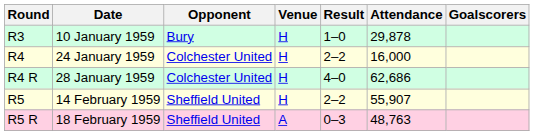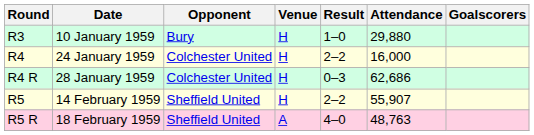(391, 36) 29,878 -> (391, 36) 29,880
(335, 78) 4–0 -> (335, 78) 0–3
(335, 120) 0–3 -> (335, 120) 4–0
